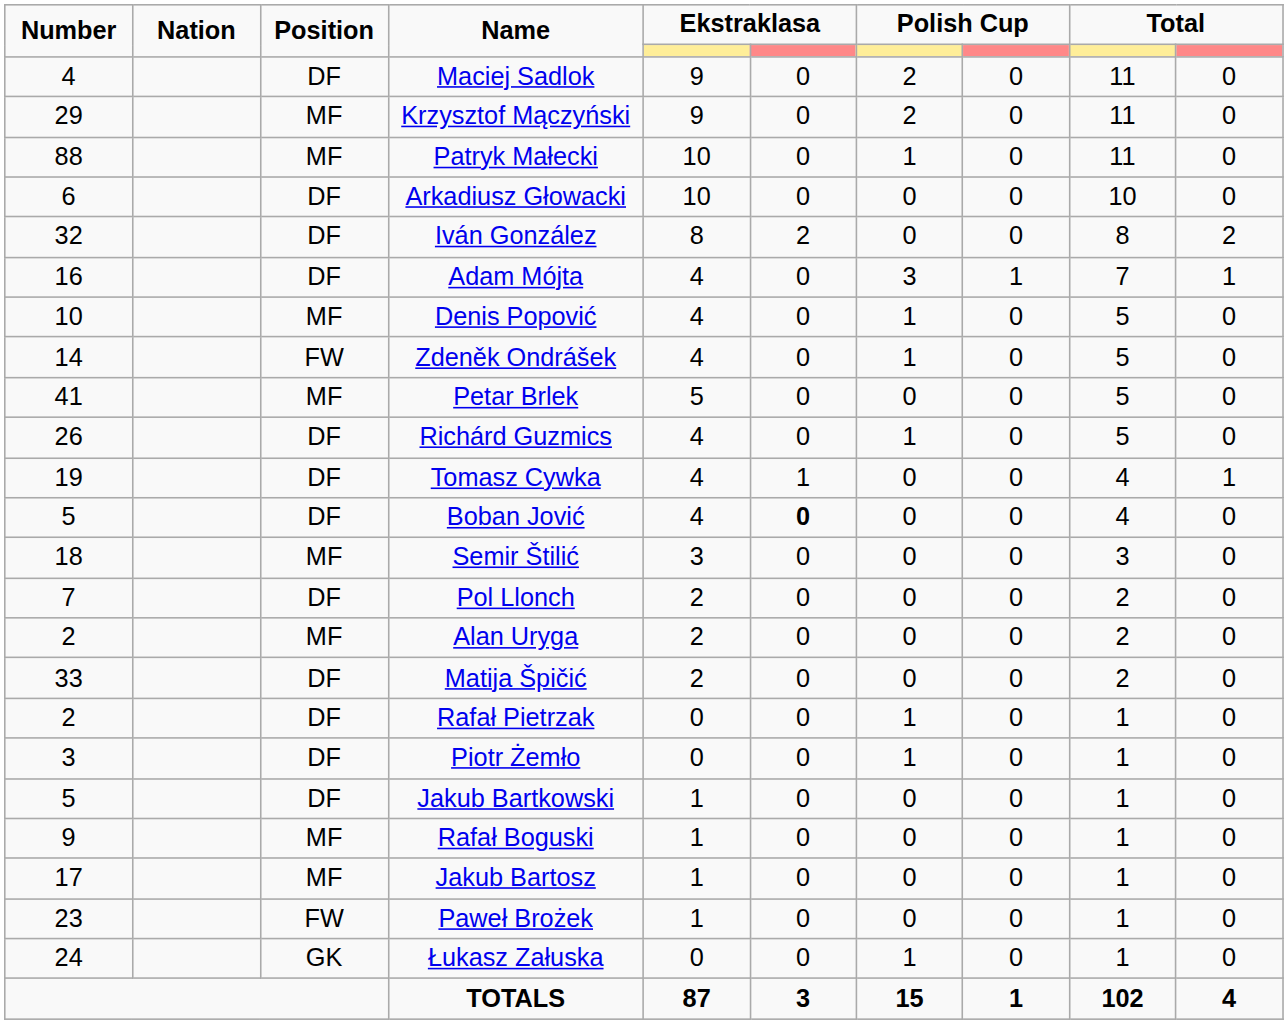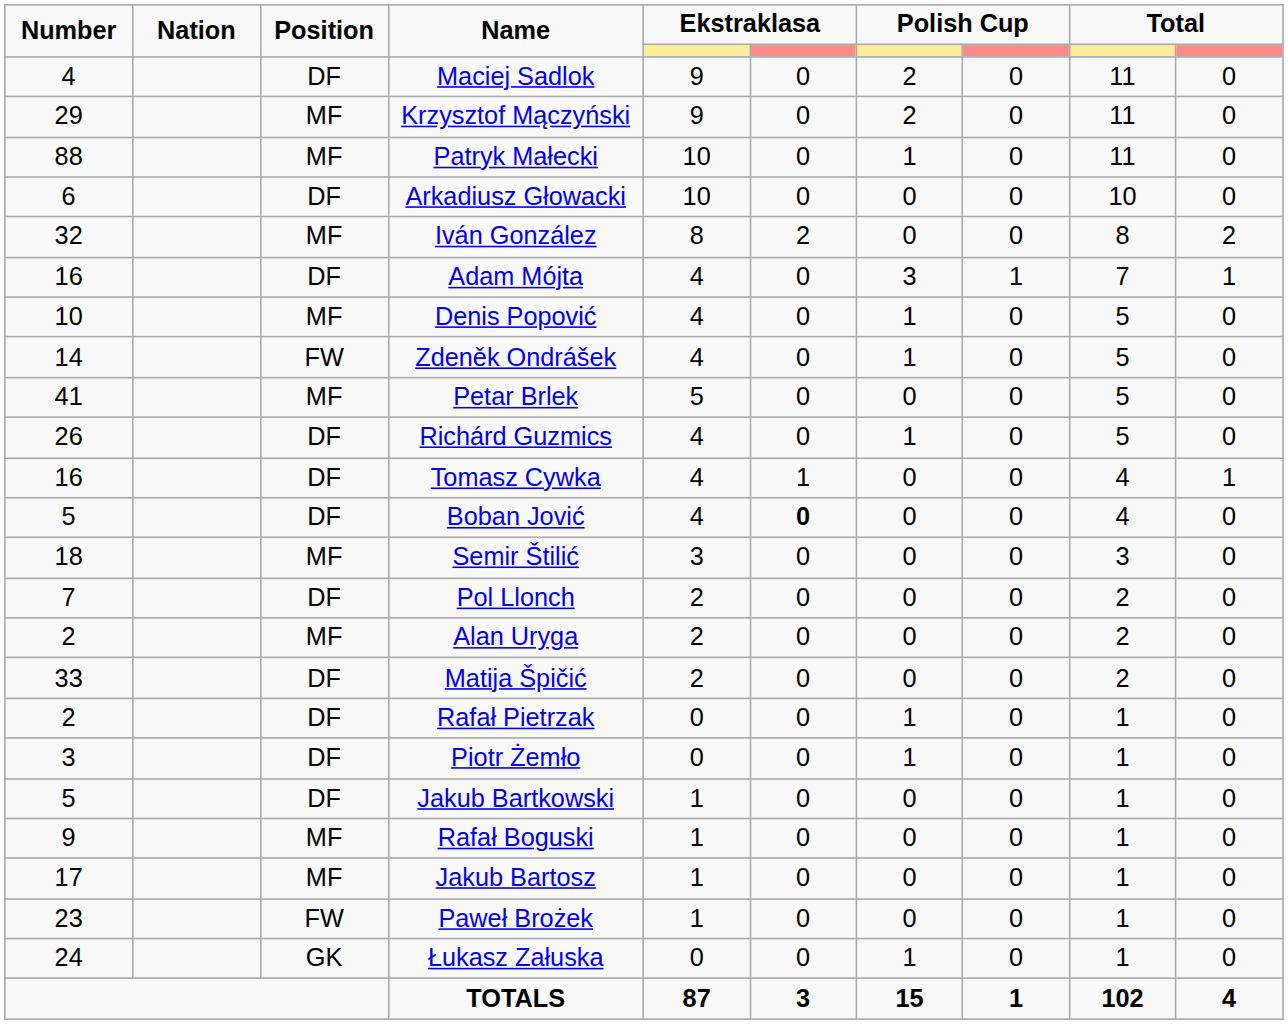(324, 236) DF -> (324, 236) MF
(69, 477) 19 -> (69, 477) 16
